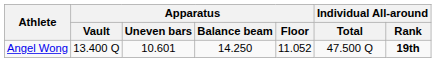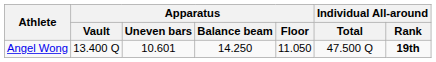(295, 49) 11.052 -> (295, 49) 11.050
